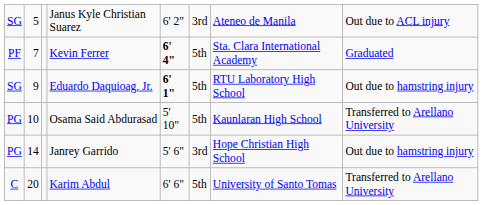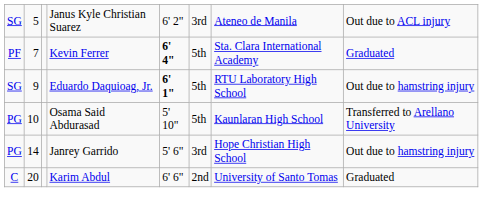(199, 184) 5th -> (200, 177) 2nd
(399, 184) Transferred to Arellano University -> (370, 177) Graduated
